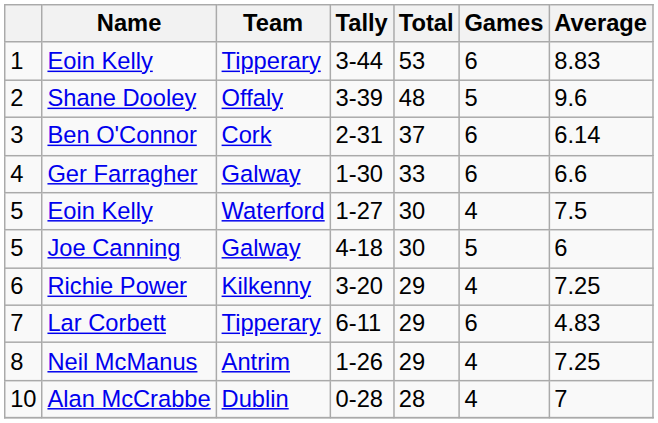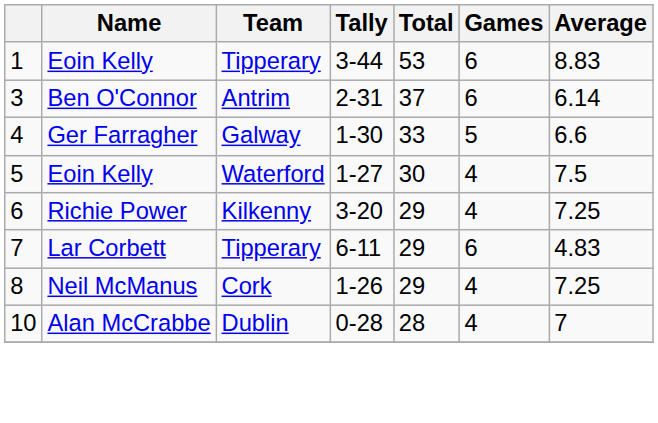- row: (122, 98)
(247, 135) Cork -> (256, 98) Antrim
(471, 173) 6 -> (471, 135) 5
- row: (114, 248)
(256, 361) Antrim -> (247, 286) Cork
